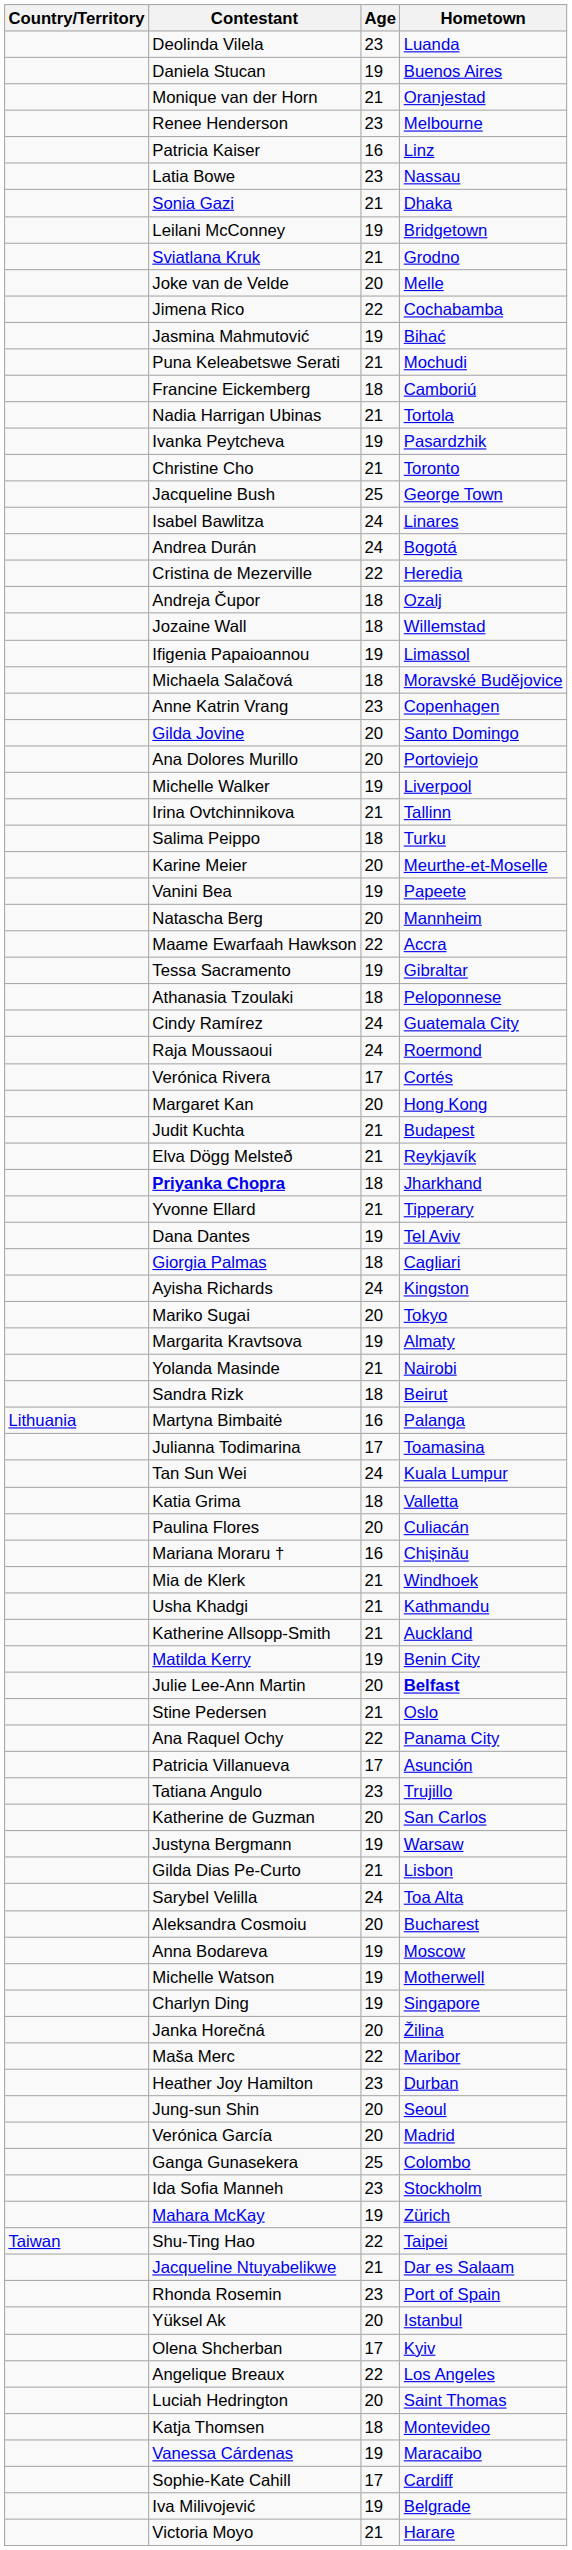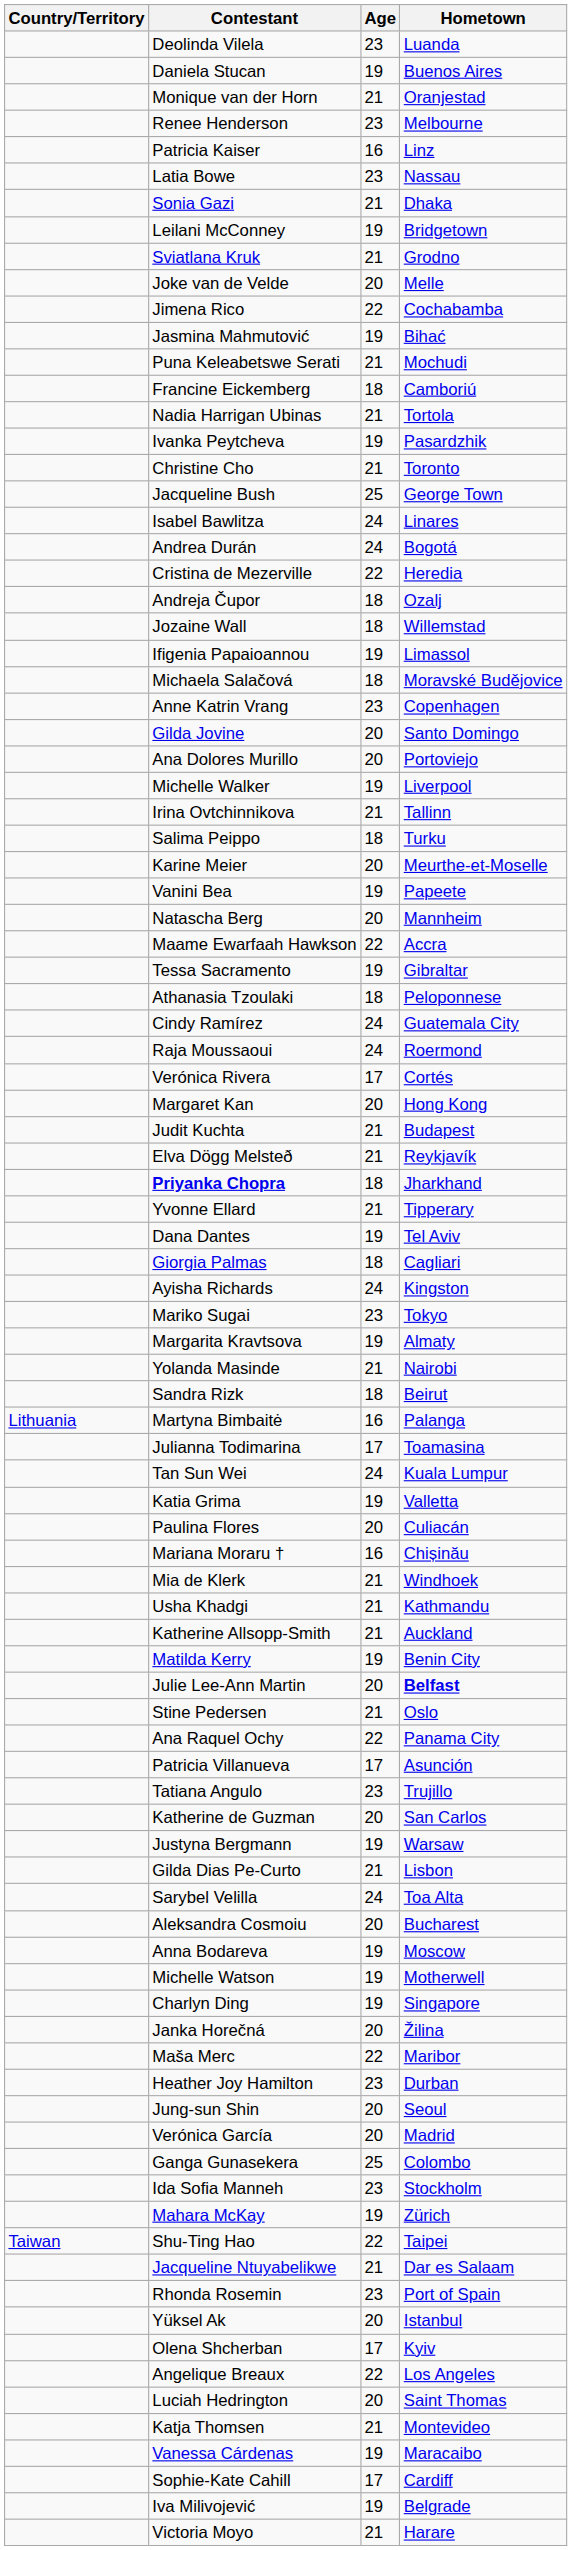(374, 1315) 20 -> (374, 1315) 23
(374, 1500) 18 -> (374, 1500) 19
(374, 2427) 18 -> (374, 2427) 21
